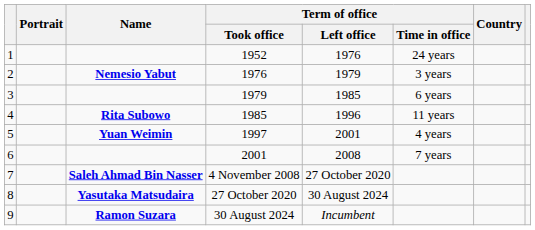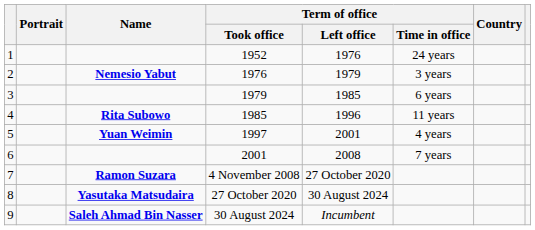(136, 174) Saleh Ahmad Bin Nasser -> (136, 174) Ramon Suzara
(136, 214) Ramon Suzara -> (136, 214) Saleh Ahmad Bin Nasser
